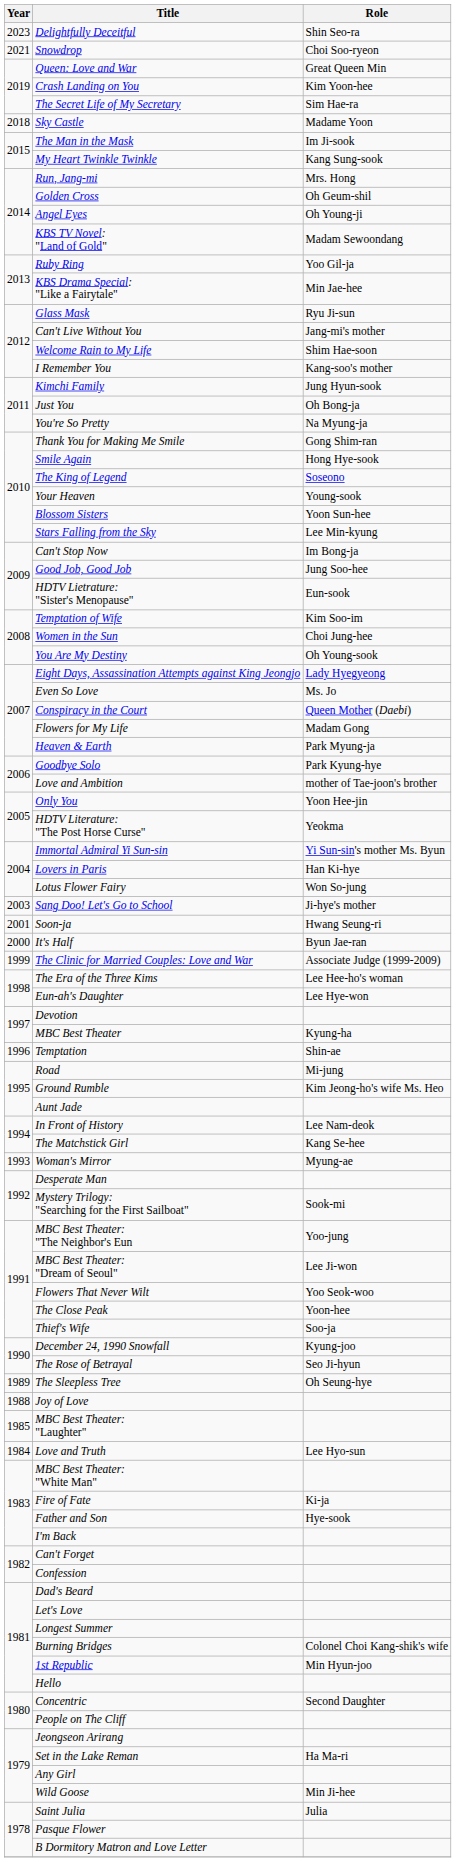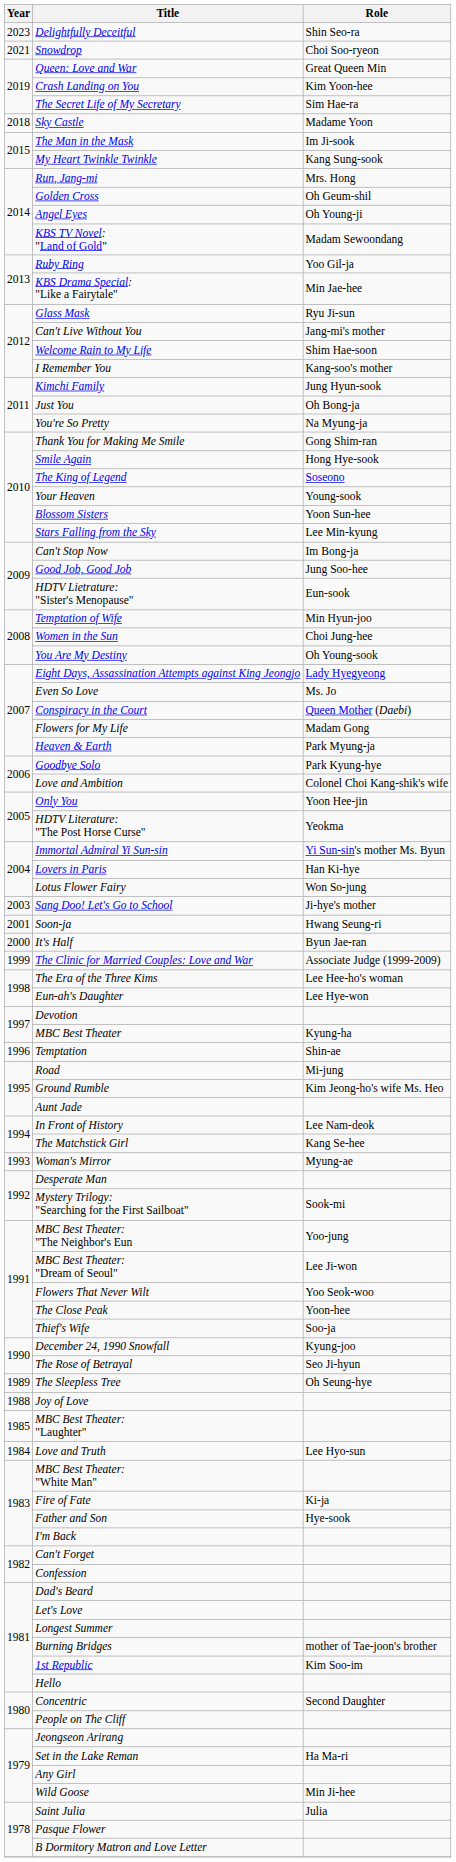(334, 618) Kim Soo-im -> (339, 618) Min Hyun-joo
(371, 783) mother of Tae-joon's brother -> (377, 783) Colonel Choi Kang-shik's wife
(377, 1646) Colonel Choi Kang-shik's wife -> (371, 1646) mother of Tae-joon's brother
(339, 1664) Min Hyun-joo -> (334, 1664) Kim Soo-im
